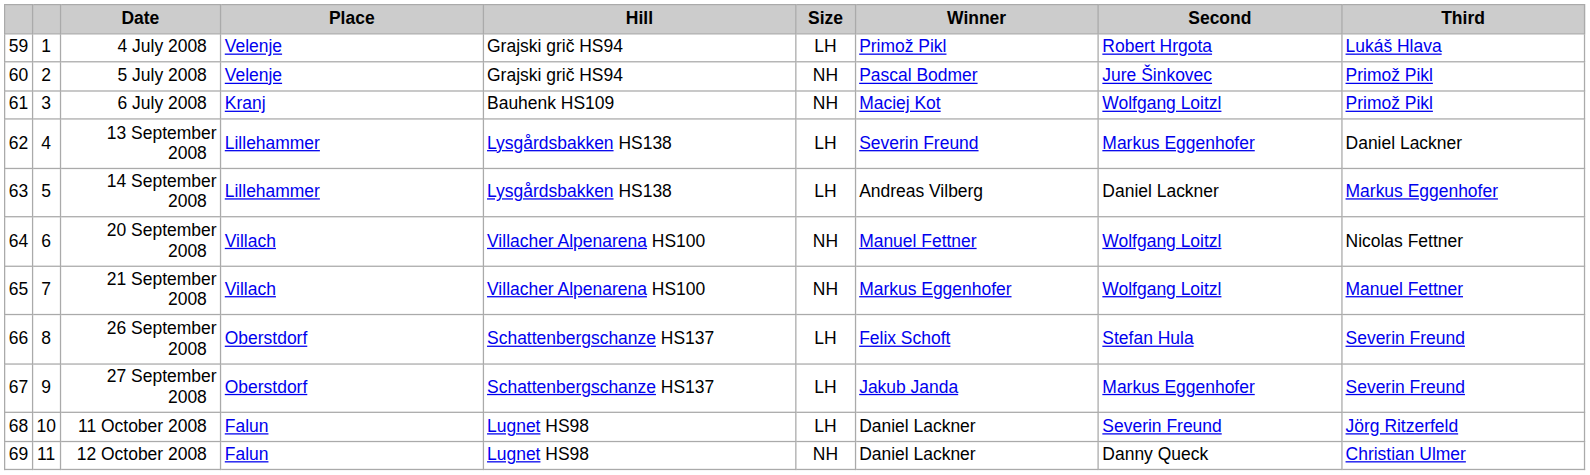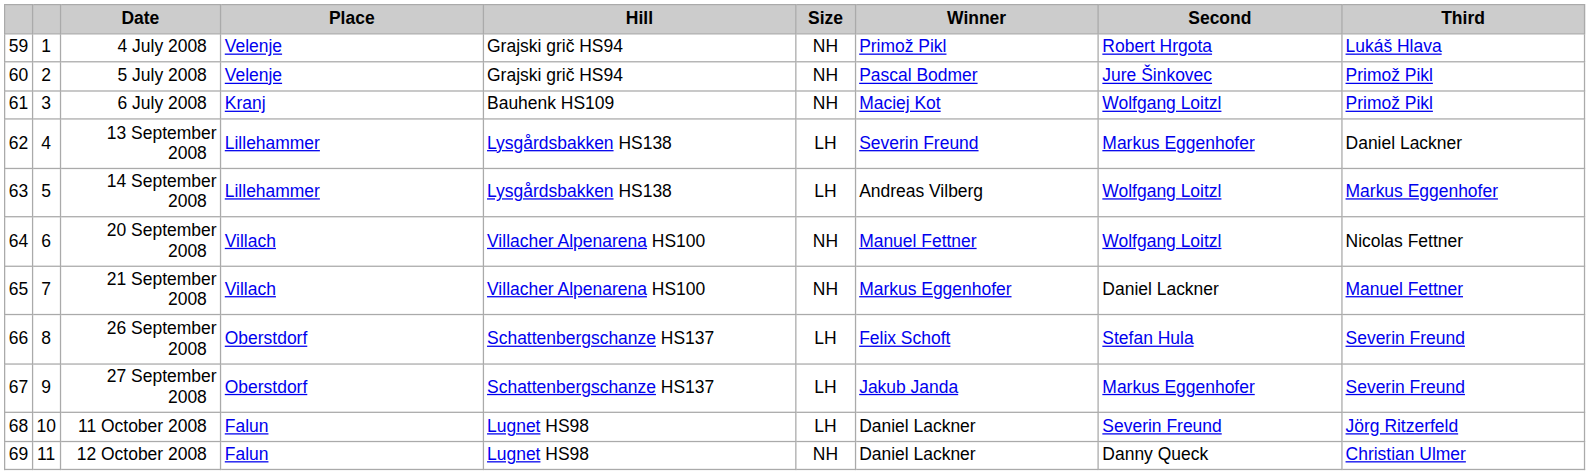(825, 47) LH -> (825, 47) NH
(1161, 191) Daniel Lackner -> (1162, 191) Wolfgang Loitzl
(1162, 289) Wolfgang Loitzl -> (1161, 289) Daniel Lackner
